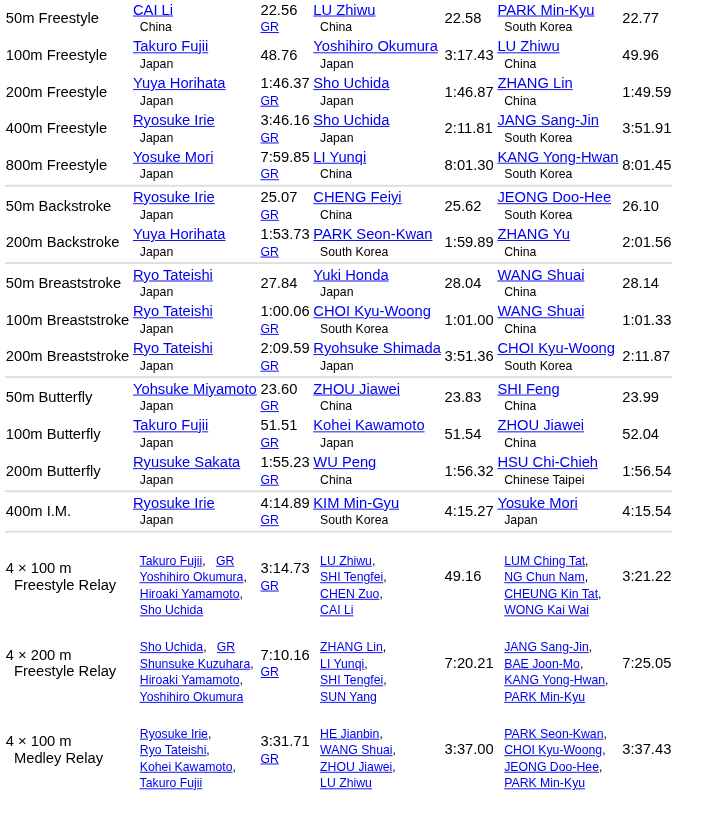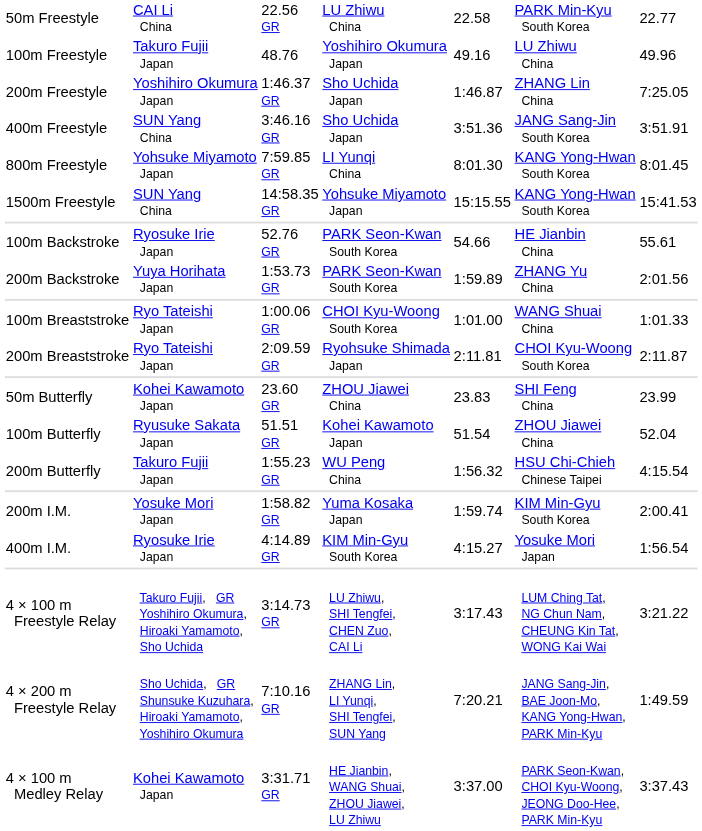(469, 55) 3:17.43 -> (472, 55) 49.16
(179, 91) Yuya Horihata Japan -> (195, 91) Yoshihiro Okumura Japan
(647, 91) 1:49.59 -> (664, 91) 7:25.05
(174, 128) Ryosuke Irie Japan -> (167, 128) SUN Yang China
(469, 128) 2:11.81 -> (478, 128) 3:51.36
(173, 165) Yosuke Mori Japan -> (195, 165) Yohsuke Miyamoto Japan
+ row: (61, 202)
- row: (59, 206)
+ row: (63, 242)
- row: (63, 283)
(469, 356) 3:51.36 -> (478, 356) 2:11.81
(195, 397) Yohsuke Miyamoto Japan -> (189, 397) Kohei Kawamoto Japan
(171, 434) Takuro Fujii Japan -> (187, 434) Ryusuke Sakata Japan
(187, 470) Ryusuke Sakata Japan -> (171, 470) Takuro Fujii Japan
(647, 471) 1:56.54 -> (664, 471) 4:15.54
+ row: (38, 511)
(647, 511) 4:15.54 -> (664, 548) 1:56.54
(463, 576) 49.16 -> (478, 613) 3:17.43
(647, 663) 7:25.05 -> (664, 700) 1:49.59
(184, 758) Ryosuke Irie, Ryo Tateishi, Kohei Kawamoto, Takuro Fujii -> (189, 786) Kohei Kawamoto Japan
